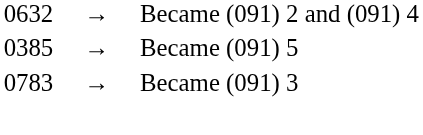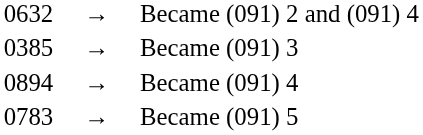(219, 48) Became (091) 5 -> (219, 48) Became (091) 3
+ row: (28, 82)
(219, 82) Became (091) 3 -> (219, 116) Became (091) 5
